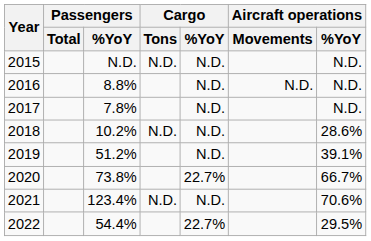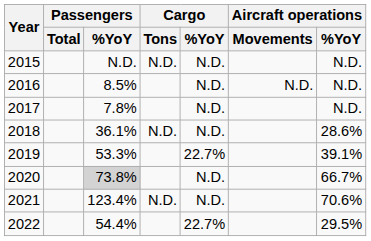(120, 85) 8.8% -> (120, 85) 8.5%
(116, 131) 10.2% -> (116, 131) 36.1%
(116, 154) 51.2% -> (116, 154) 53.3%
(211, 154) N.D. -> (204, 154) 22.7%
(116, 177) no background -> (116, 177) lightgrey background
(204, 177) 22.7% -> (211, 177) N.D.
